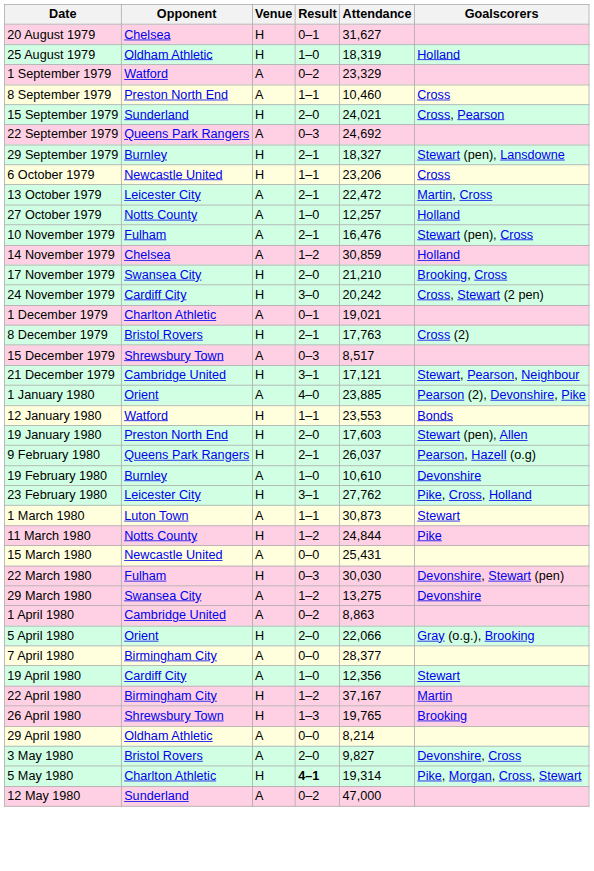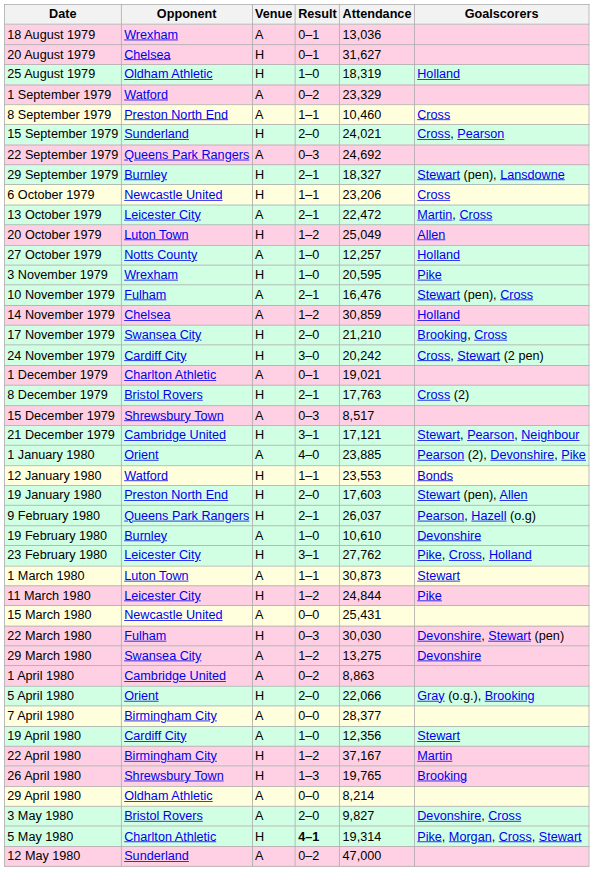+ row: (51, 34)
+ row: (54, 235)
+ row: (58, 275)
(161, 535) Notts County -> (162, 595) Leicester City
